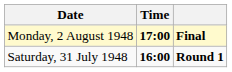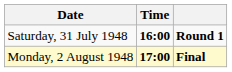rows swapped: (68, 56) <-> (70, 35)
